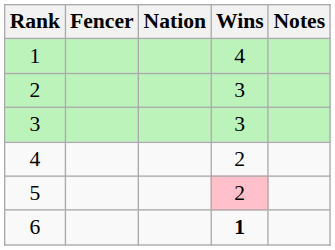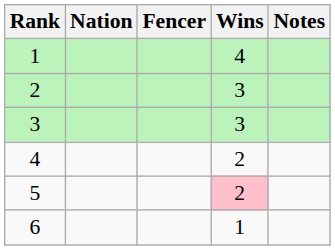columns swapped: (102, 21) <-> (175, 21)
(240, 227) bold -> (240, 227) normal
